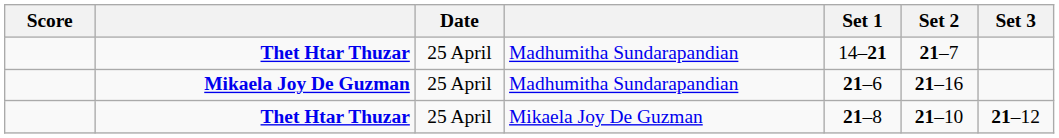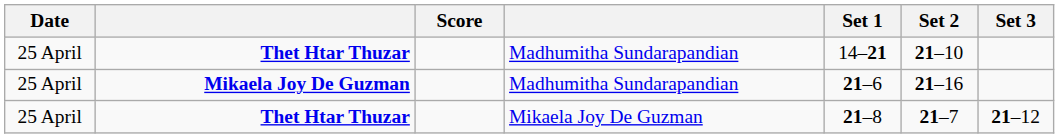columns swapped: (459, 20) <-> (50, 20)
(939, 52) 21–7 -> (939, 52) 21–10
(939, 117) 21–10 -> (939, 117) 21–7
